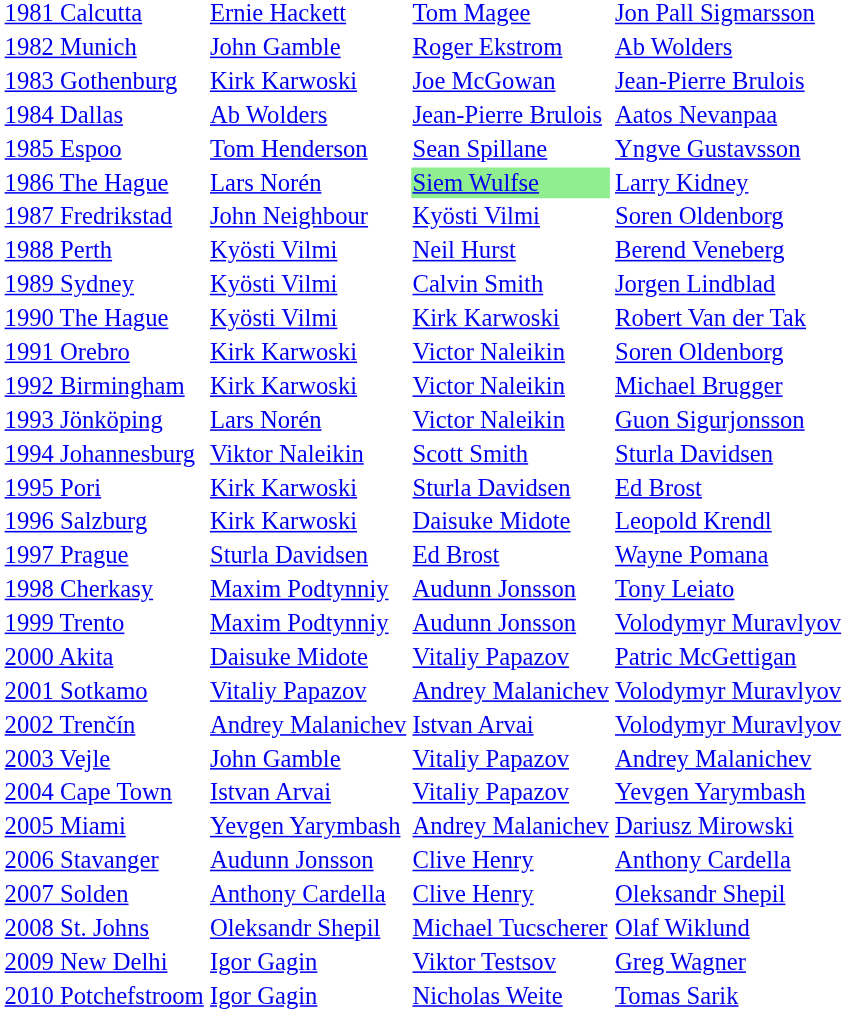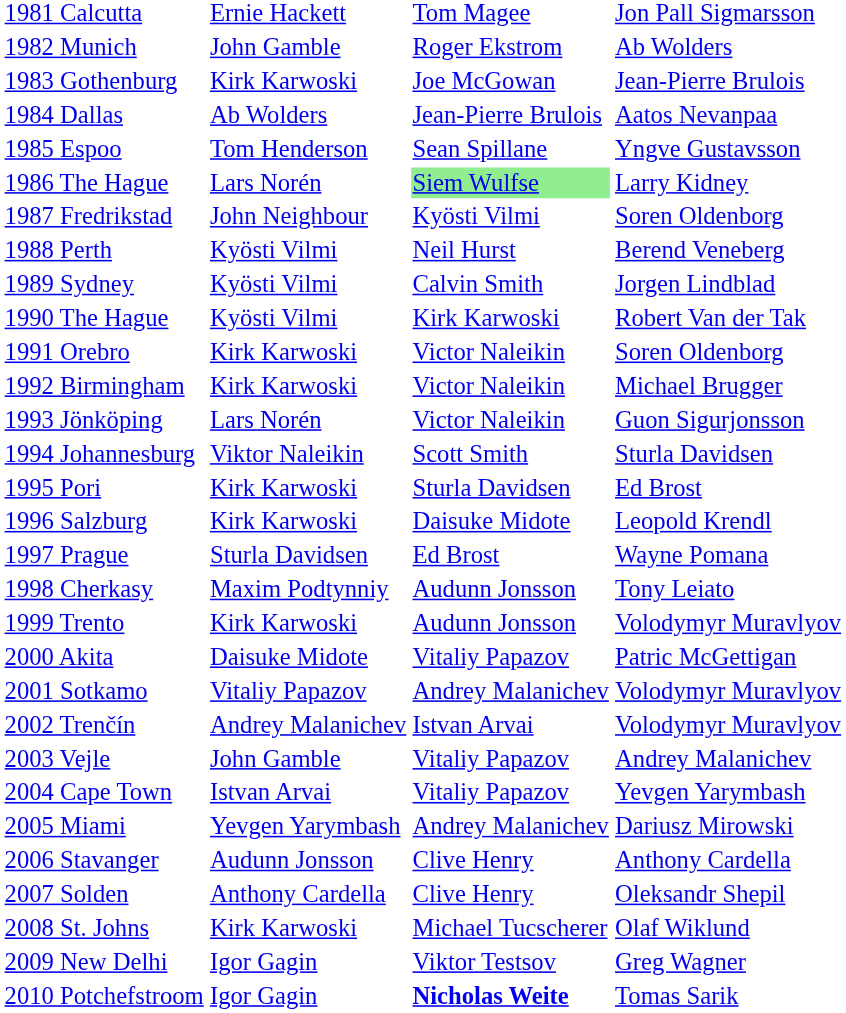(299, 623) Maxim Podtynniy -> (284, 623) Kirk Karwoski
(295, 927) Oleksandr Shepil -> (284, 927) Kirk Karwoski
(488, 995) normal -> (491, 995) bold
